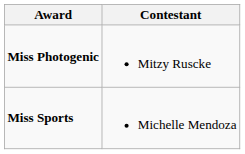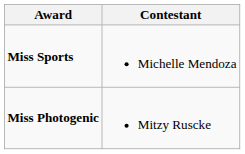rows swapped: (53, 56) <-> (40, 118)
